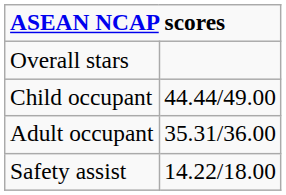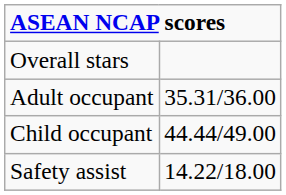rows swapped: (82, 134) <-> (81, 97)
